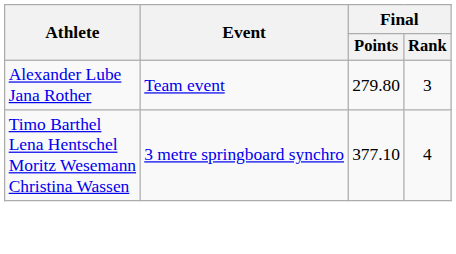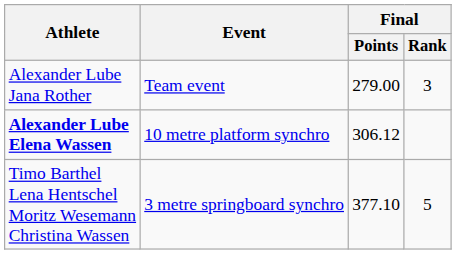(376, 85) 279.80 -> (376, 85) 279.00
+ row: (69, 134)
(427, 155) 4 -> (427, 204) 5
